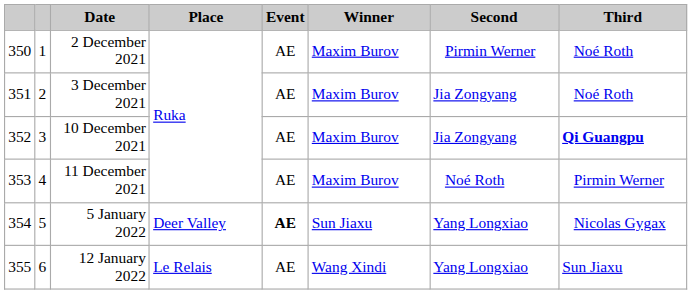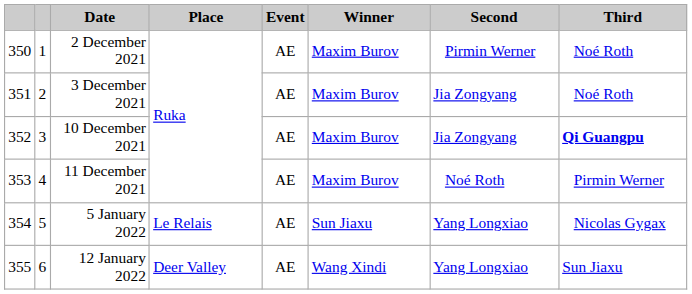(190, 223) Deer Valley -> (182, 223) Le Relais
(285, 223) bold -> (285, 223) normal
(182, 266) Le Relais -> (190, 266) Deer Valley
